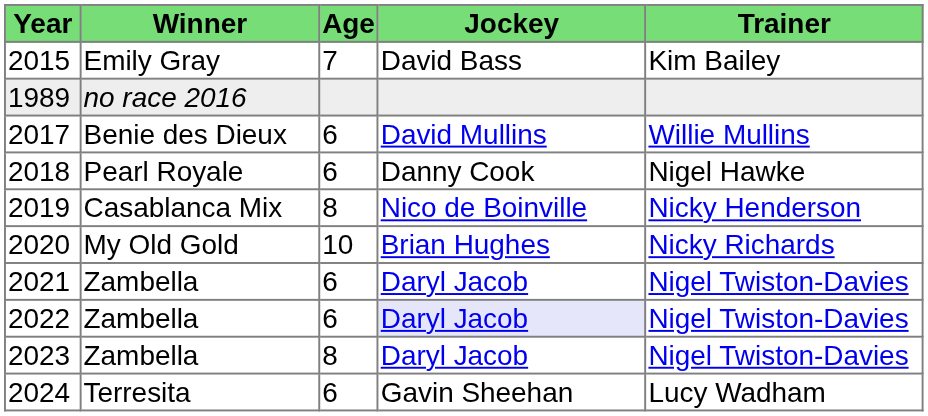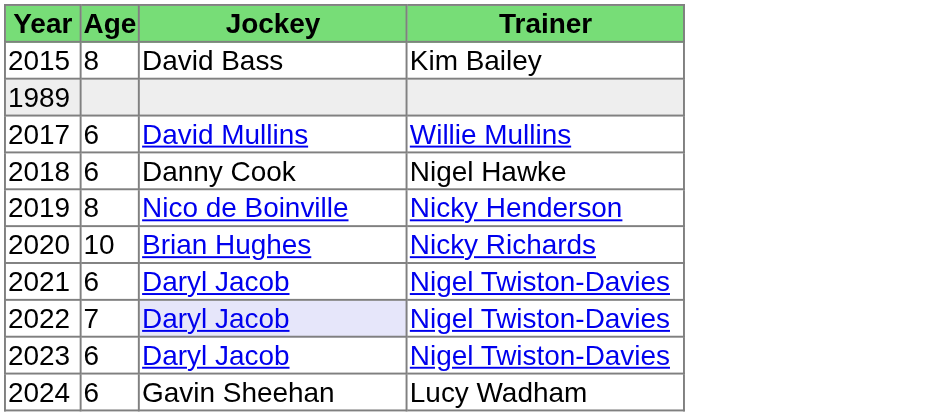- column: (200, 23)
(330, 60) 7 -> (91, 60) 8
(330, 318) 6 -> (91, 318) 7
(330, 355) 8 -> (91, 355) 6
